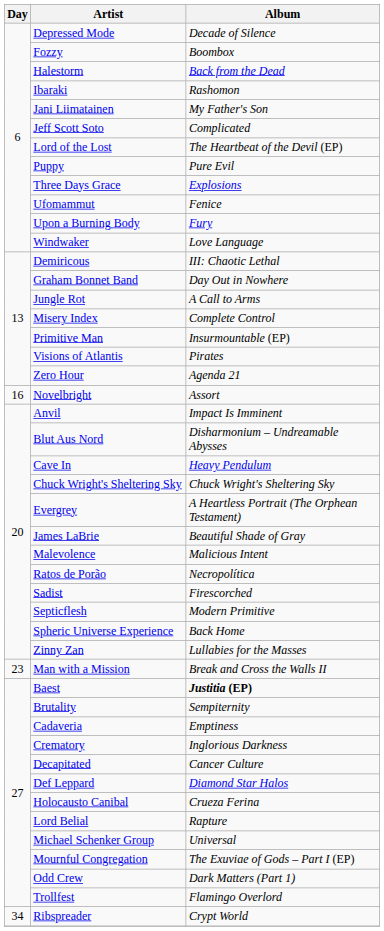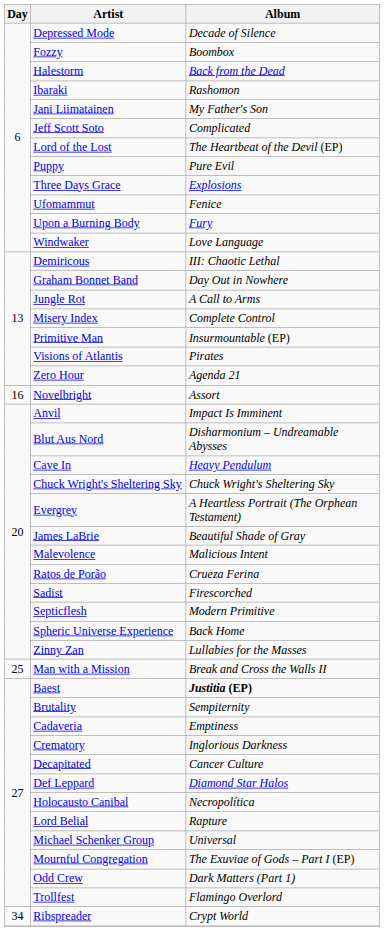(222, 573) Necropolítica -> (224, 573) Crueza Ferina
(17, 669) 23 -> (17, 669) 25
(224, 802) Crueza Ferina -> (222, 802) Necropolítica
